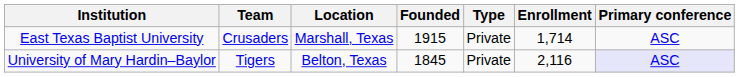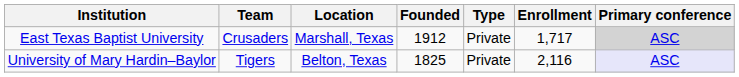(430, 38) 1915 -> (430, 38) 1912
(555, 38) 1,714 -> (555, 38) 1,717
(665, 38) no background -> (665, 38) lightgrey background
(430, 60) 1845 -> (430, 60) 1825
